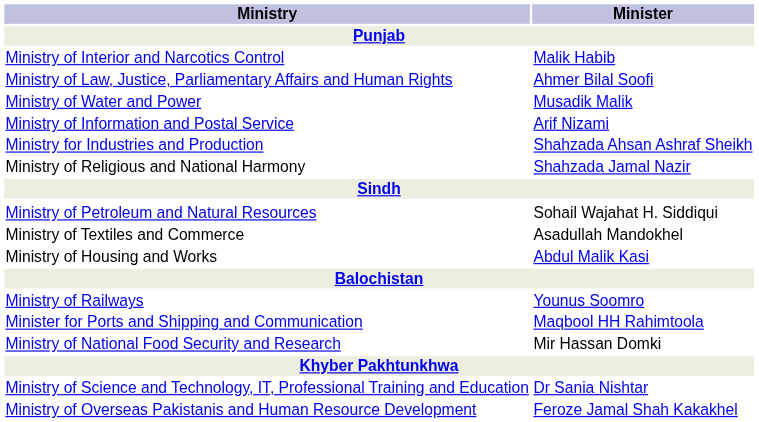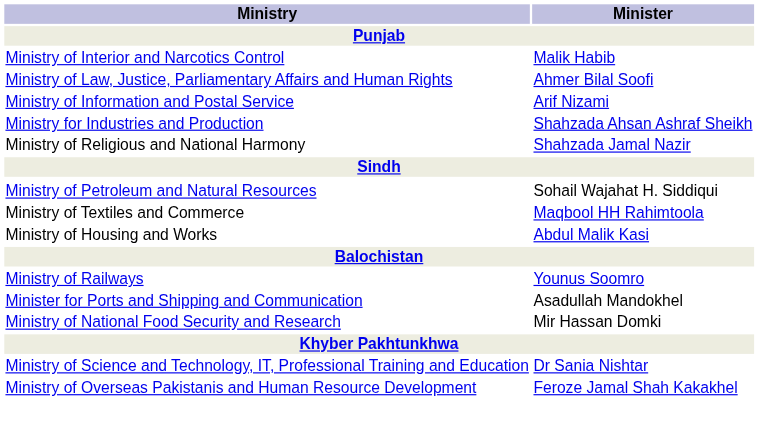- row: (103, 101)
(608, 235) Asadullah Mandokhel -> (619, 213) Maqbool HH Rahimtoola
(619, 322) Maqbool HH Rahimtoola -> (608, 300) Asadullah Mandokhel
